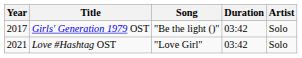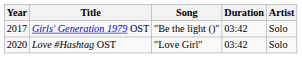(17, 45) 2021 -> (17, 45) 2020
